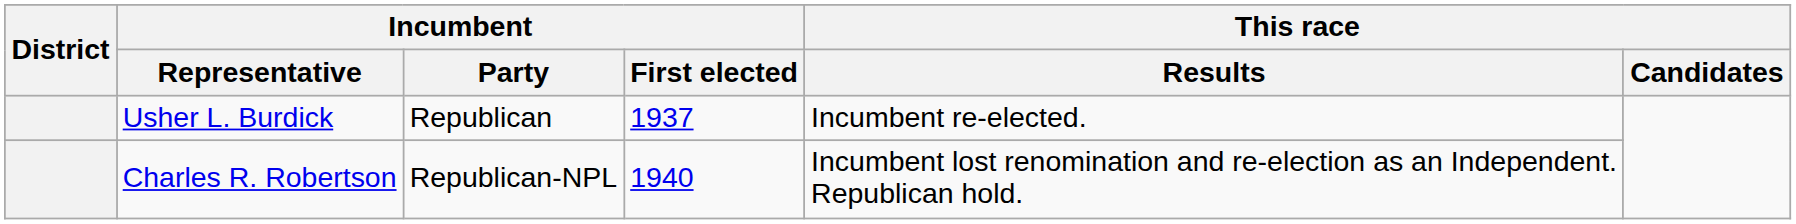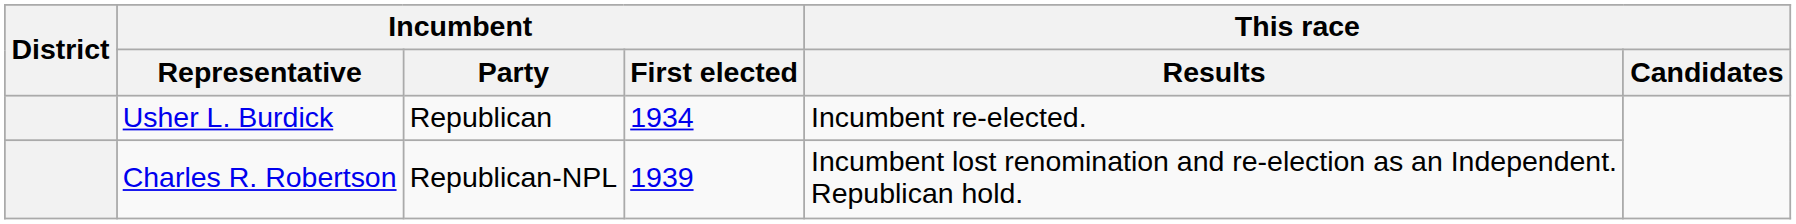(662, 117) 1937 -> (662, 117) 1934
(662, 178) 1940 -> (662, 178) 1939
